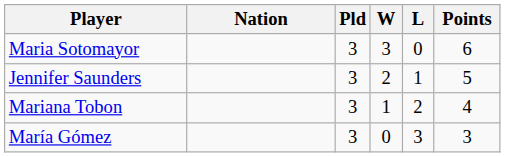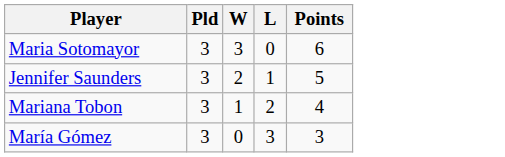- column: (261, 19)
